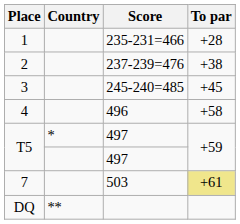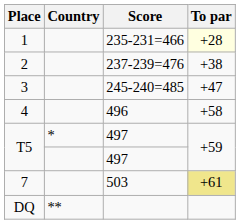(211, 40) no background -> (211, 40) lightyellow background
(211, 88) +45 -> (211, 88) +47
